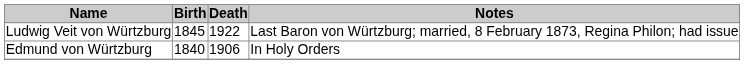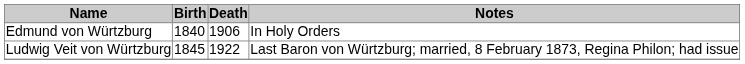rows swapped: (79, 50) <-> (89, 31)
